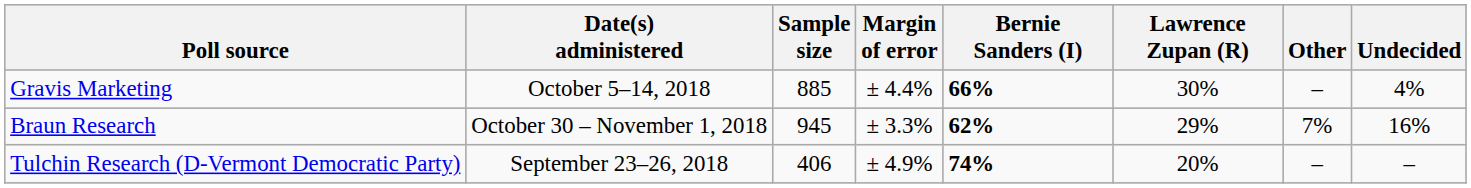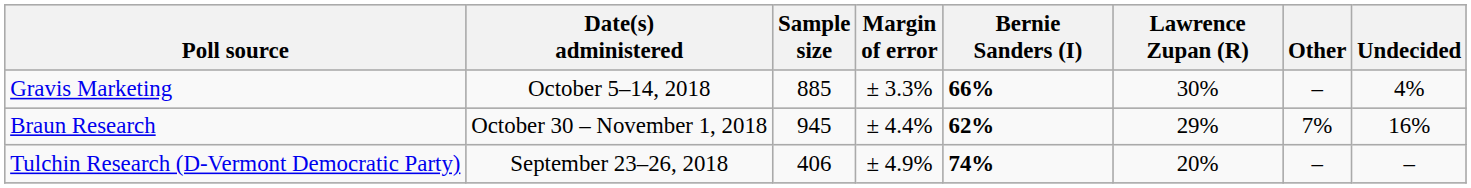(899, 88) ± 4.4% -> (899, 88) ± 3.3%
(899, 126) ± 3.3% -> (899, 126) ± 4.4%
